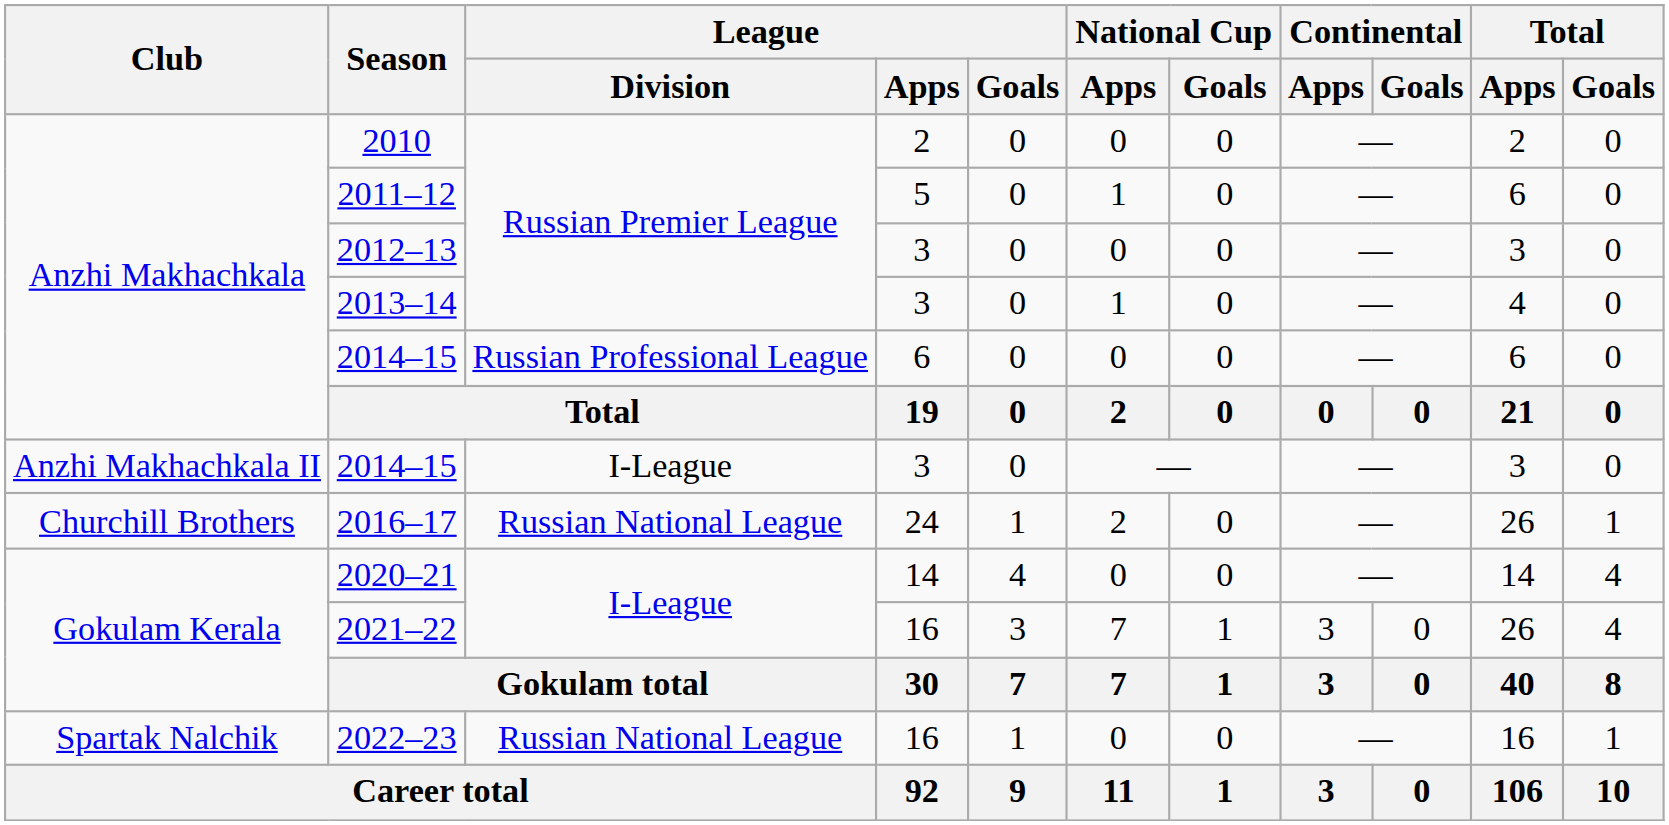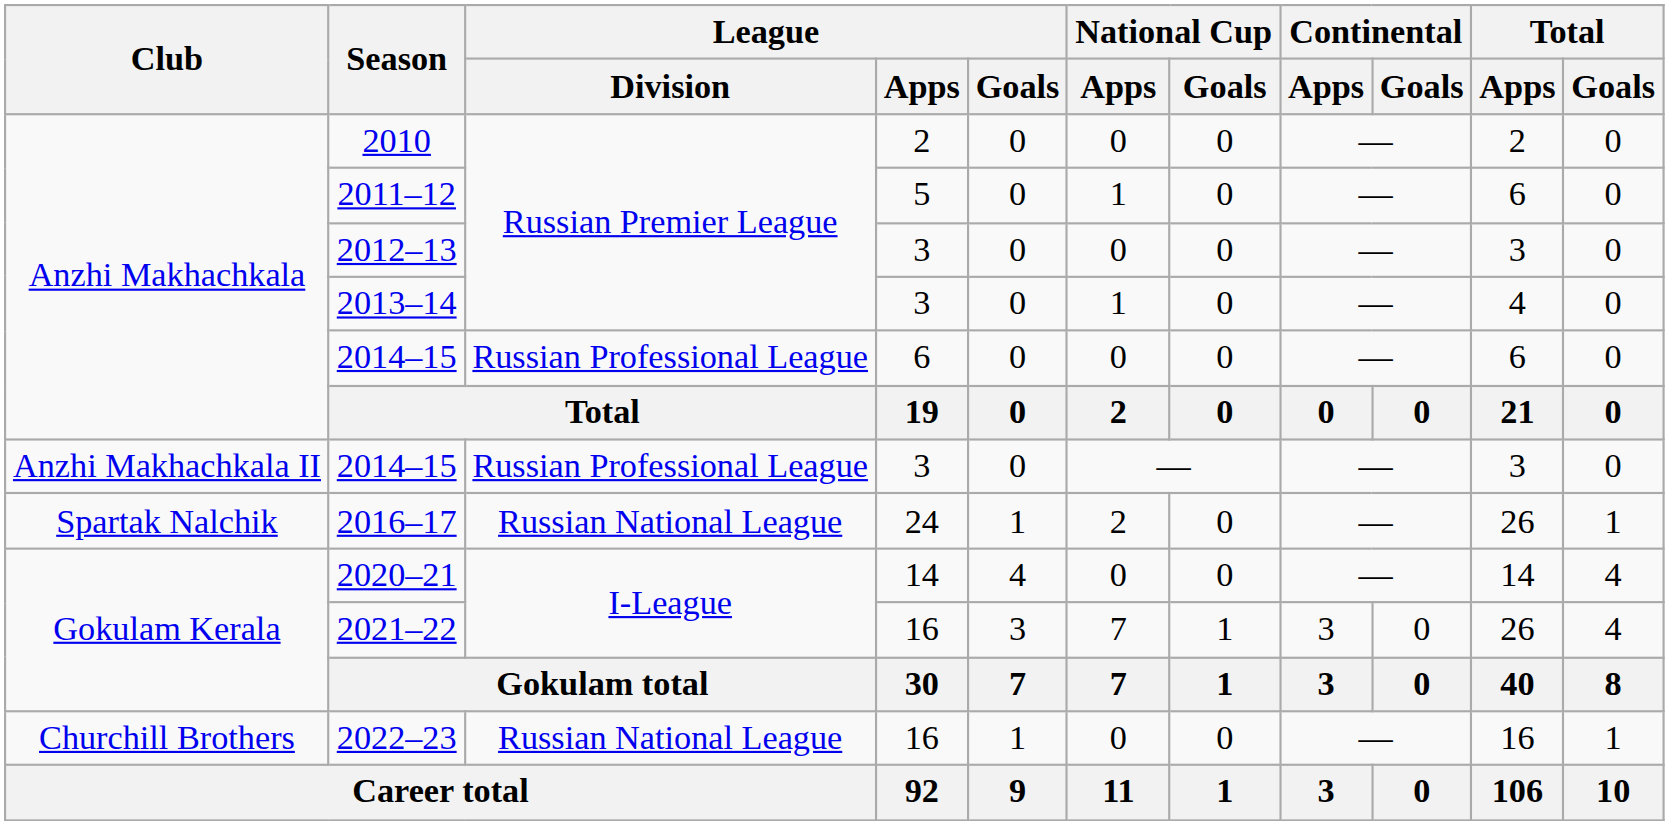(670, 466) I-League -> (670, 466) Russian Professional League
(167, 520) Churchill Brothers -> (167, 520) Spartak Nalchik
(167, 737) Spartak Nalchik -> (167, 737) Churchill Brothers
